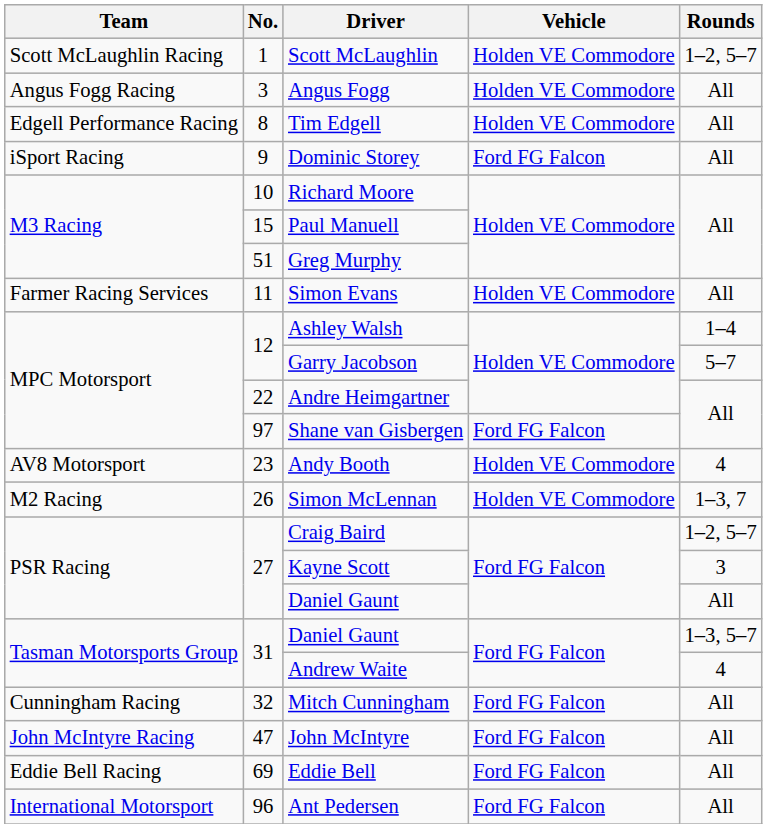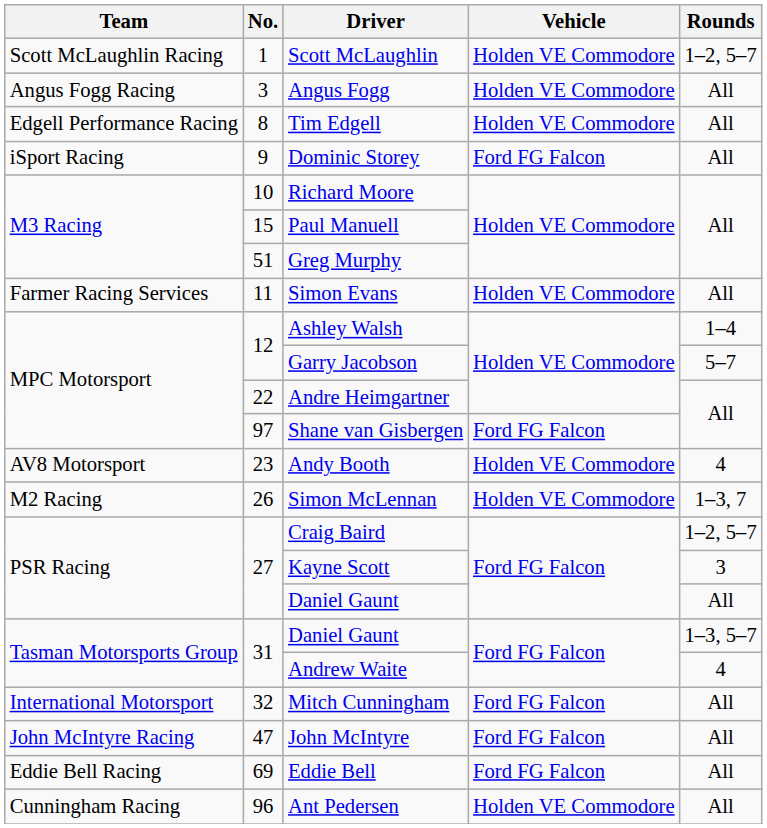(95, 703) Cunningham Racing -> (112, 703) International Motorsport
(112, 805) International Motorsport -> (95, 805) Cunningham Racing
(539, 805) Ford FG Falcon -> (574, 805) Holden VE Commodore
